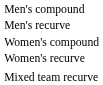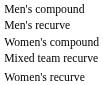rows swapped: (44, 58) <-> (51, 77)
